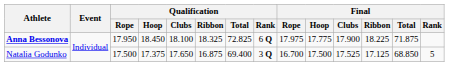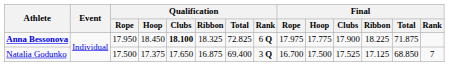(181, 40) normal -> (181, 40) bold
(432, 54) 5 -> (432, 54) 7
